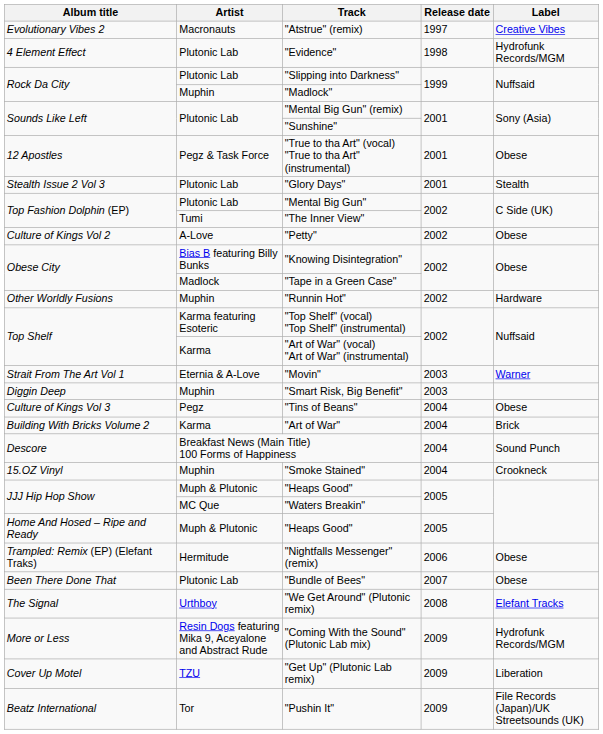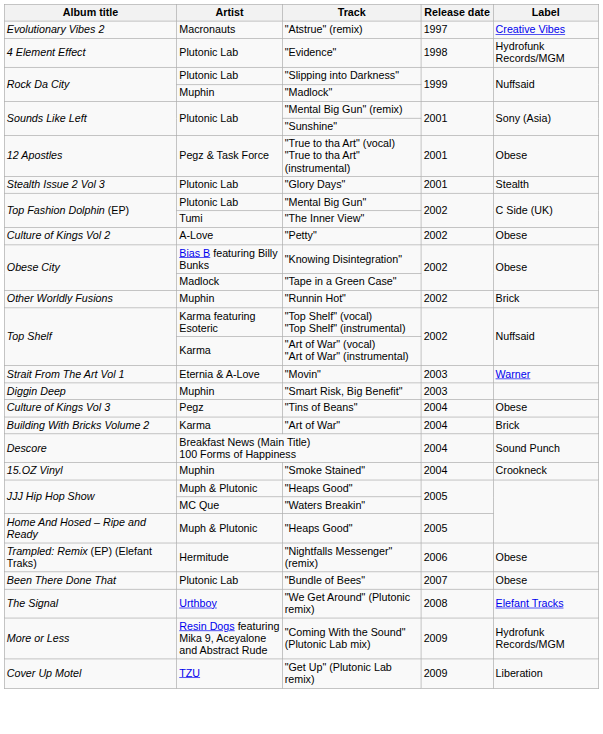(519, 299) Hardware -> (507, 299) Brick
- row: (52, 708)
